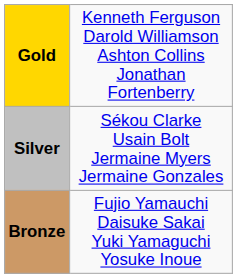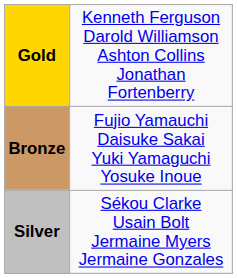rows swapped: (37, 148) <-> (37, 231)
